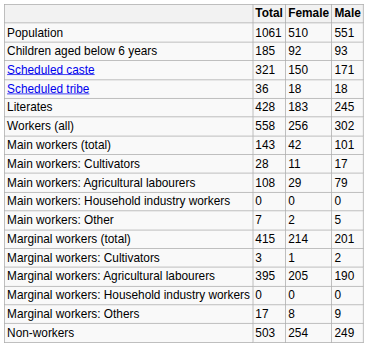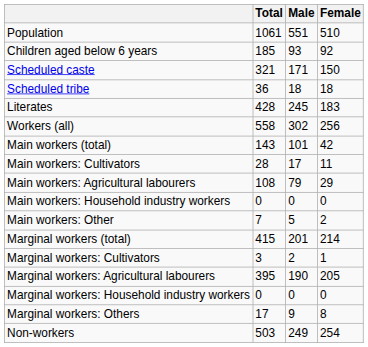columns swapped: (348, 13) <-> (309, 13)
